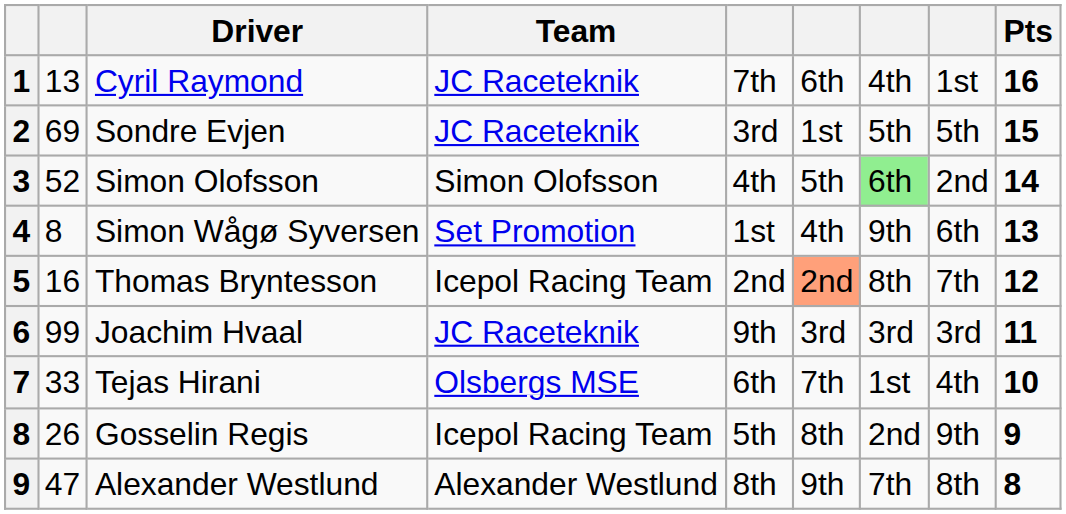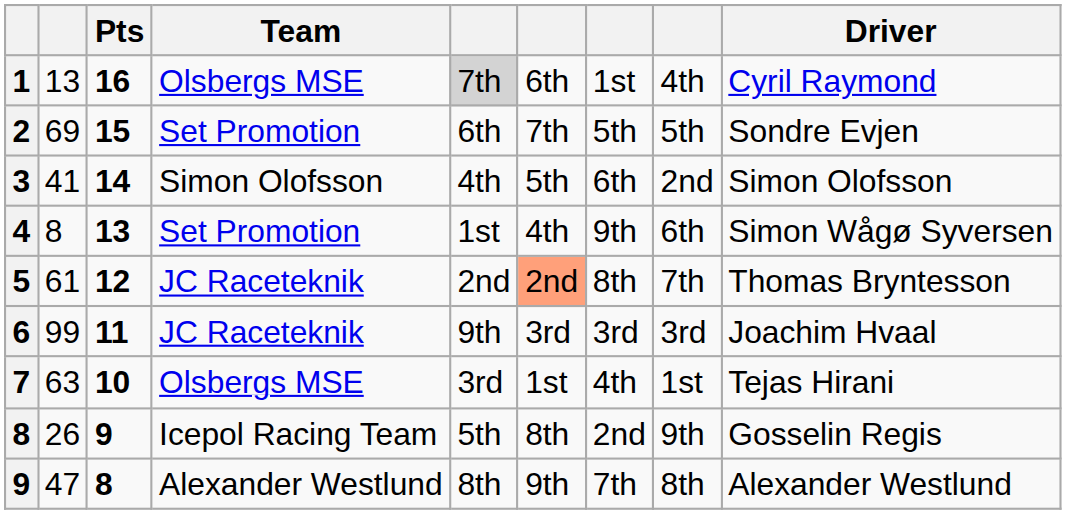columns swapped: (257, 30) <-> (1028, 30)
(537, 81) JC Raceteknik -> (261, 81) Olsbergs MSE
(755, 81) no background -> (479, 81) lightgrey background
(890, 81) 4th -> (614, 81) 1st
(957, 81) 1st -> (683, 81) 4th
(537, 131) JC Raceteknik -> (260, 131) Set Promotion
(756, 131) 3rd -> (479, 131) 6th
(822, 131) 1st -> (547, 131) 7th
(63, 181) 52 -> (63, 181) 41
(890, 181) lightgreen background -> (615, 181) no background
(63, 282) 16 -> (63, 282) 61
(573, 282) Icepol Racing Team -> (261, 282) JC Raceteknik
(63, 382) 33 -> (63, 382) 63
(755, 382) 6th -> (480, 382) 3rd
(822, 382) 7th -> (546, 382) 1st
(889, 382) 1st -> (615, 382) 4th
(958, 382) 4th -> (682, 382) 1st
